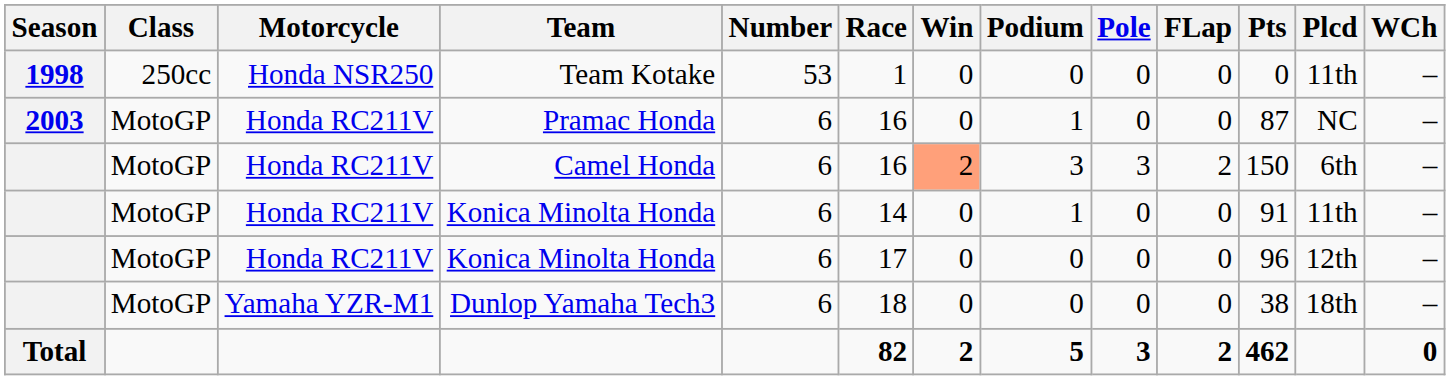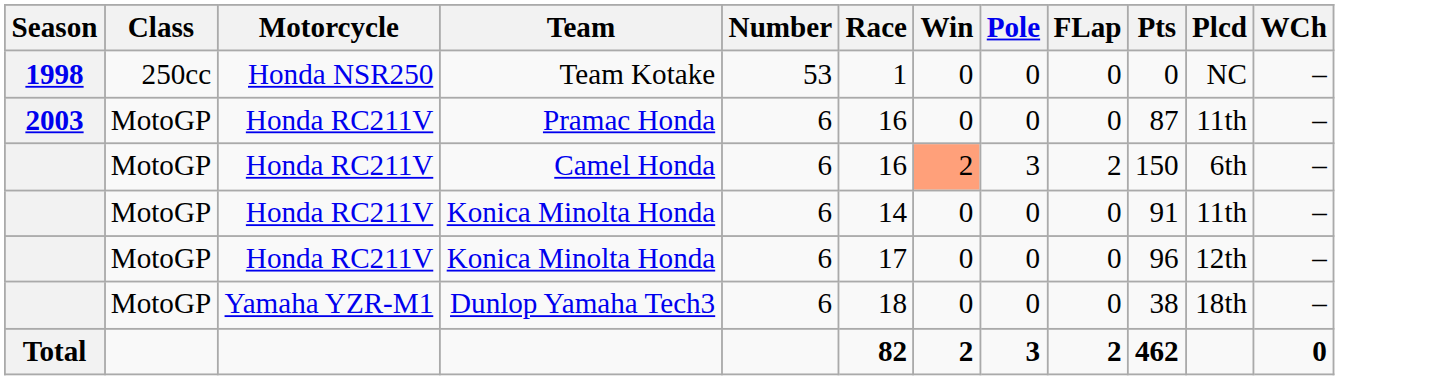- column: (1035, 27)
(1332, 73) 11th -> (1227, 73) NC
(1337, 119) NC -> (1222, 119) 11th
